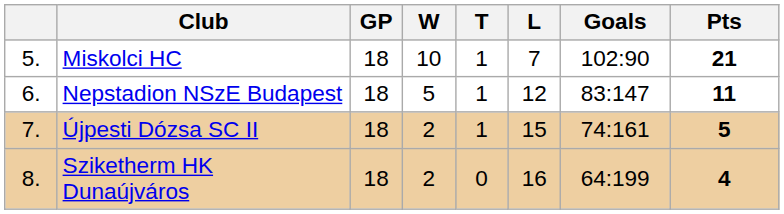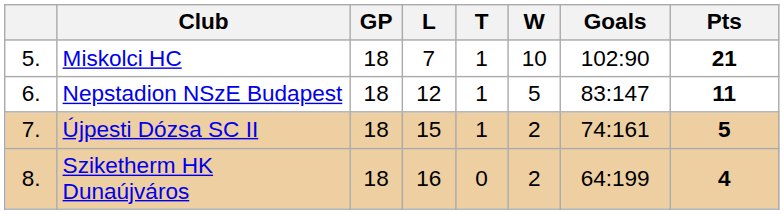columns swapped: (429, 22) <-> (534, 22)
